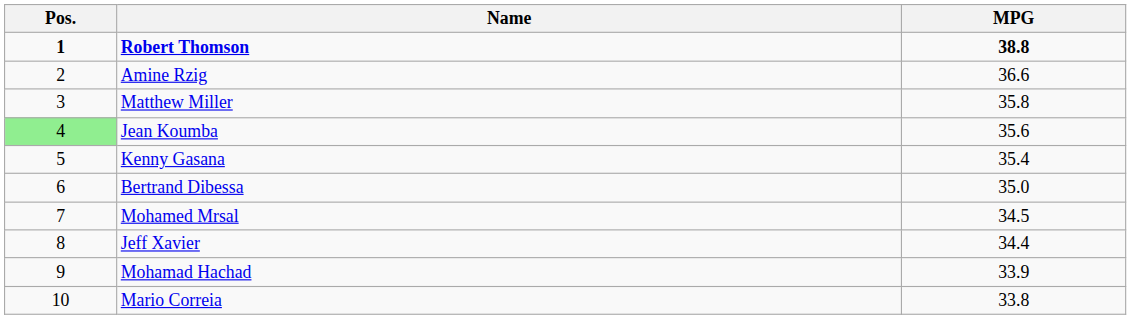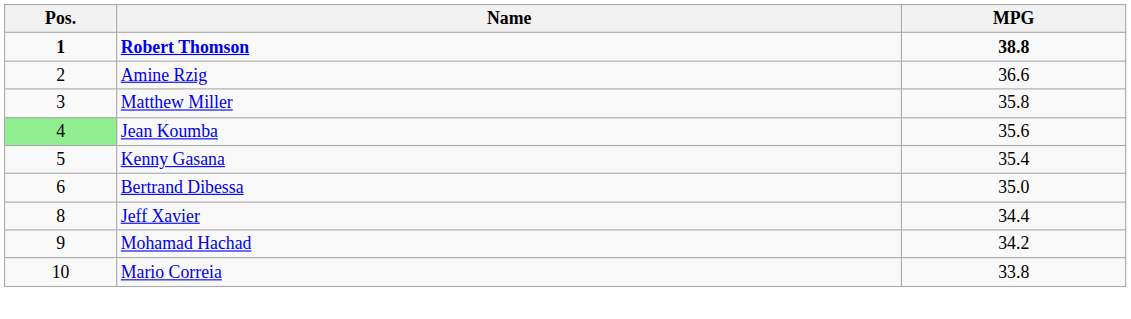- row: (180, 215)
(1014, 272) 33.9 -> (1014, 243) 34.2
